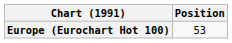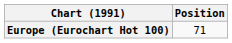(200, 30) 53 -> (200, 30) 71
